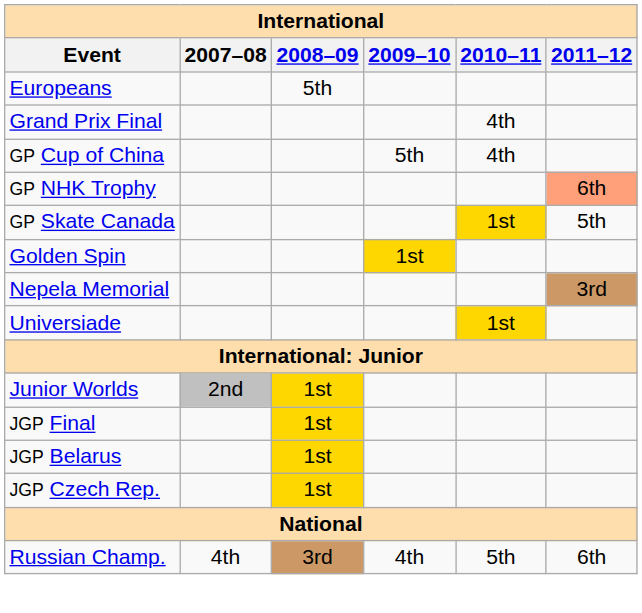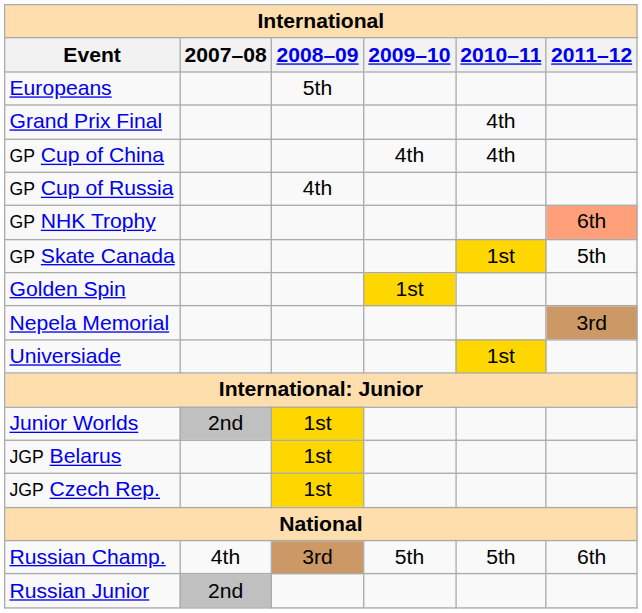(409, 155) 5th -> (409, 155) 4th
+ row: (92, 188)
- row: (52, 423)
(409, 557) 4th -> (409, 557) 5th
+ row: (79, 590)
